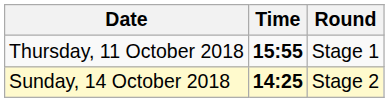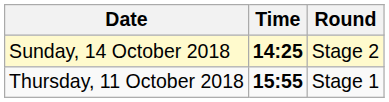rows swapped: (126, 50) <-> (120, 81)
